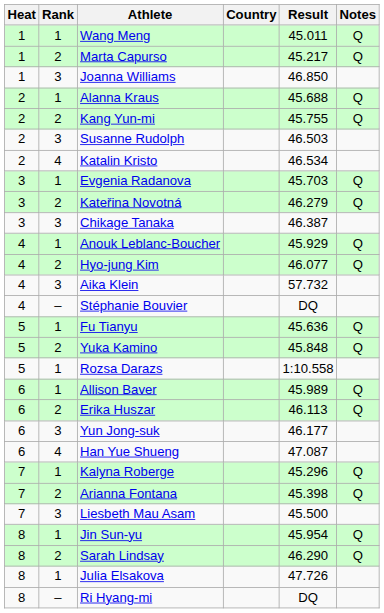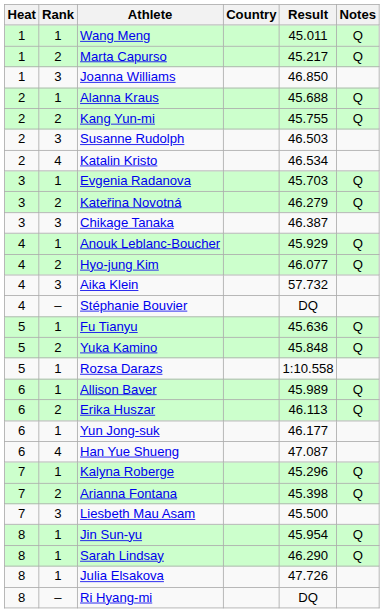(58, 431) 3 -> (58, 431) 1
(58, 555) 2 -> (58, 555) 1
